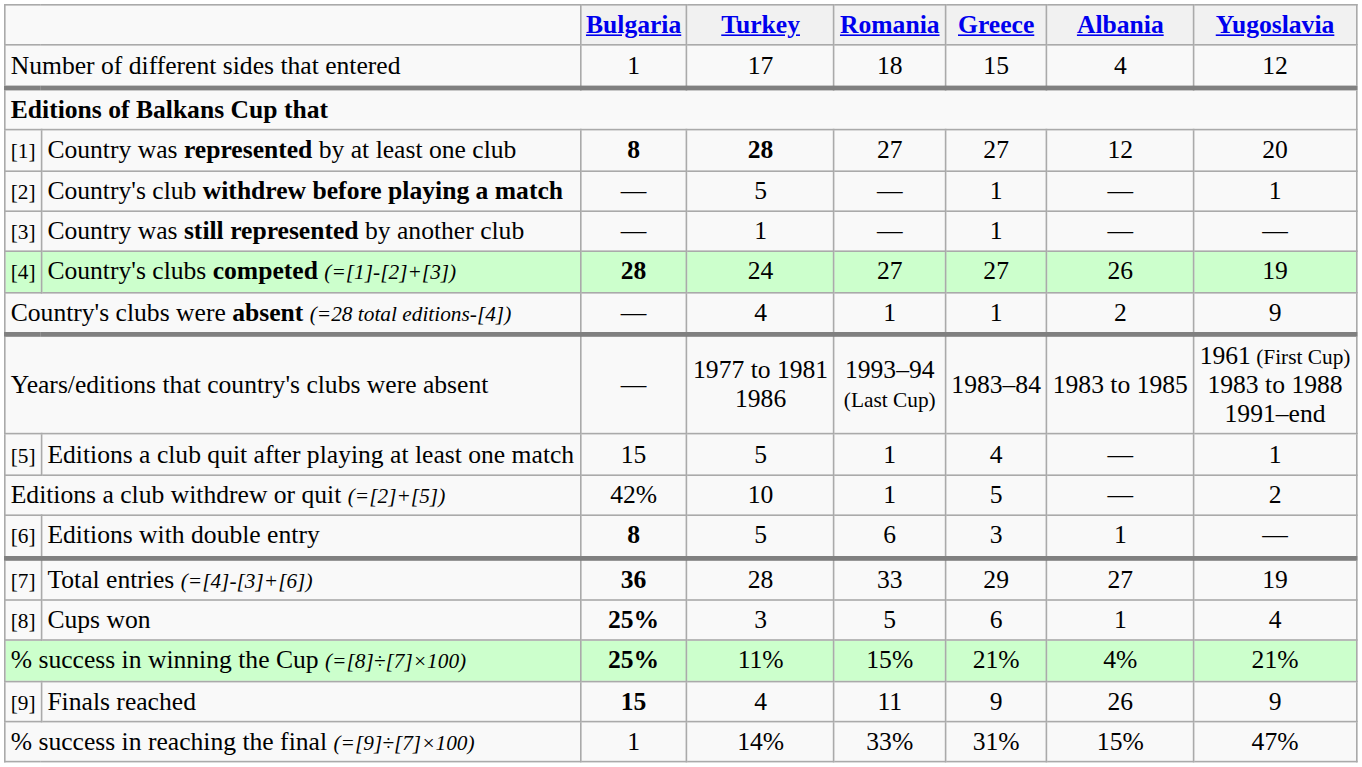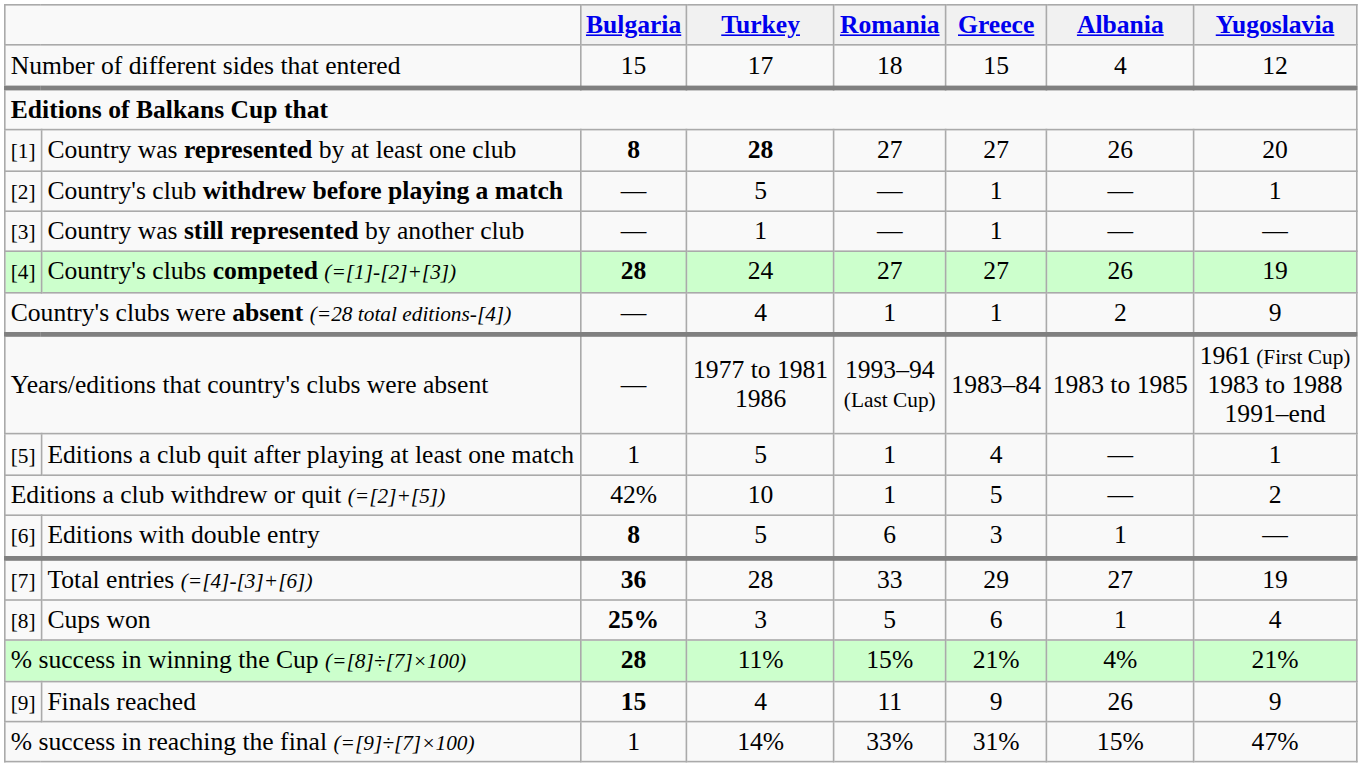(634, 65) 1 -> (634, 65) 15
(1120, 149) 12 -> (1120, 149) 26
(634, 454) 15 -> (634, 454) 1
(634, 660) 25% -> (634, 660) 28
